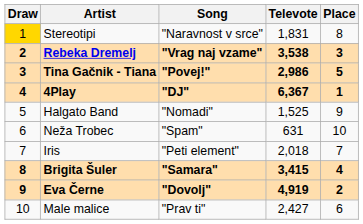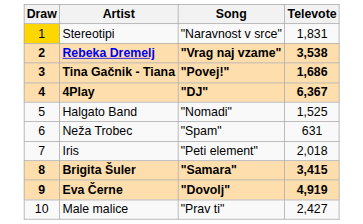- column: (339, 14)
(293, 72) 2,986 -> (312, 72) 1,686
